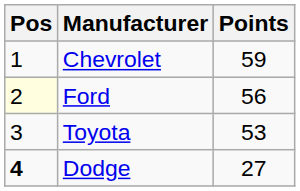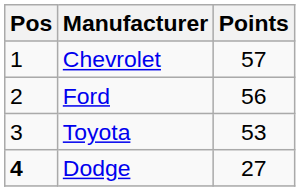(254, 59) 59 -> (254, 59) 57
(16, 96) lightyellow background -> (16, 96) no background
